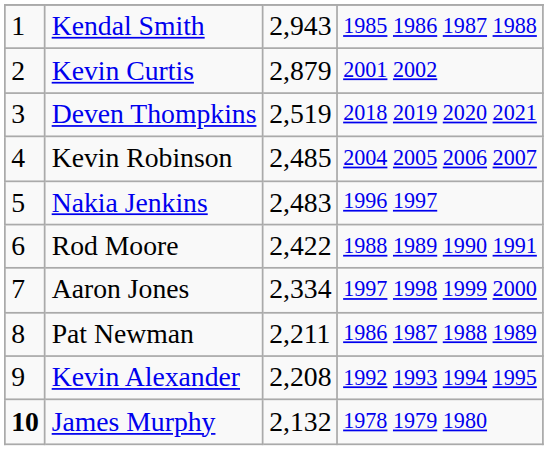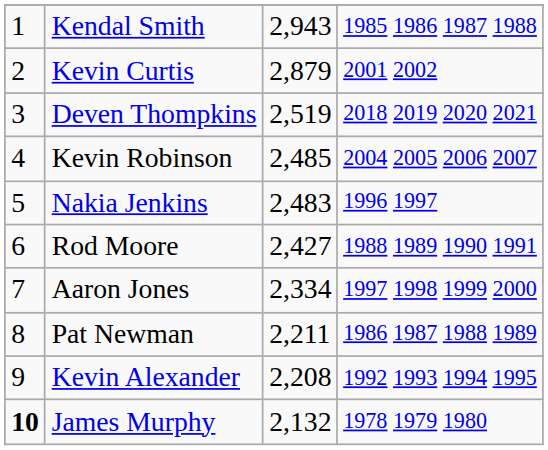(300, 245) 2,422 -> (300, 245) 2,427
